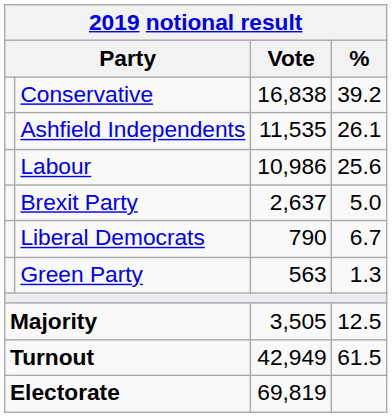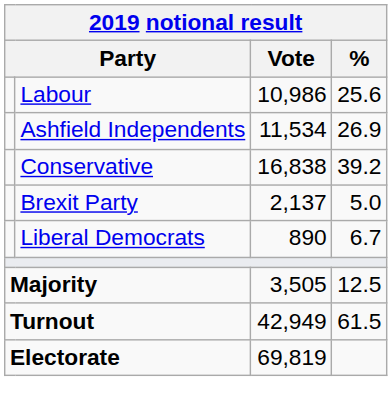rows swapped: (87, 94) <-> (56, 166)
(293, 130) 11,535 -> (293, 130) 11,534
(359, 130) 26.1 -> (359, 130) 26.9
(298, 202) 2,637 -> (298, 202) 2,137
(308, 238) 790 -> (308, 238) 890
- row: (82, 274)
